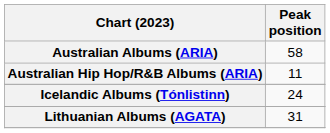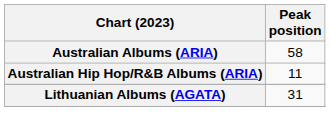- row: (135, 95)
